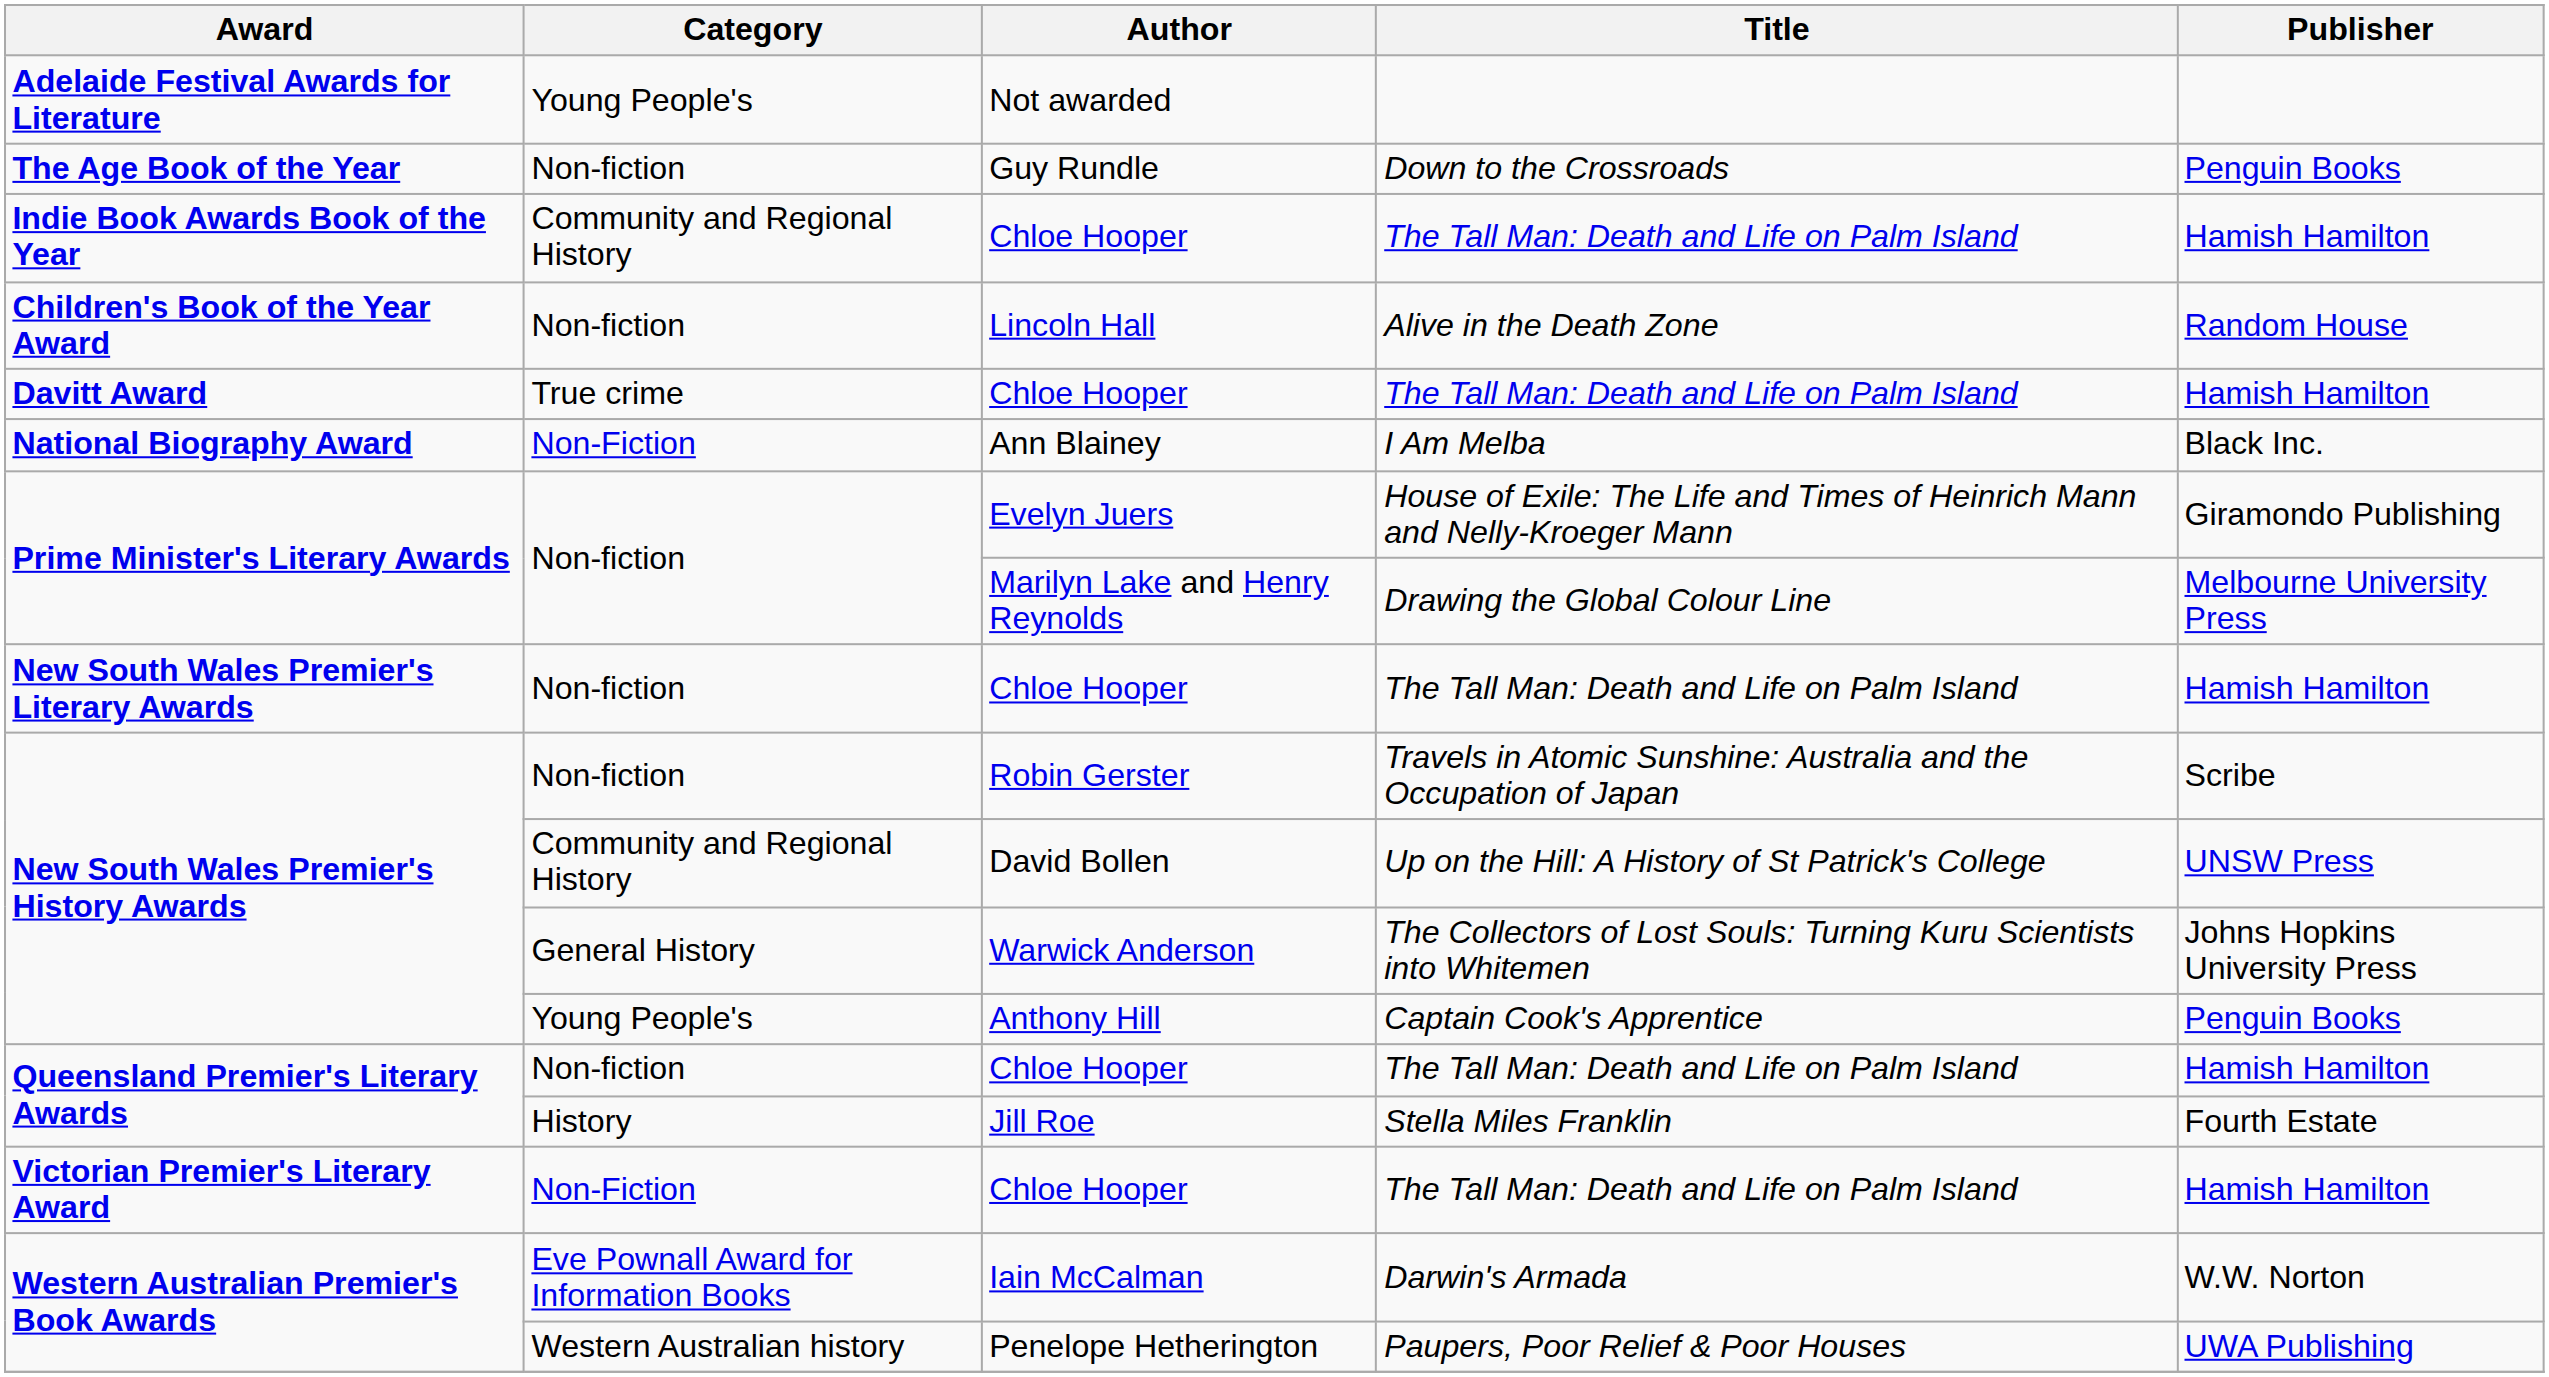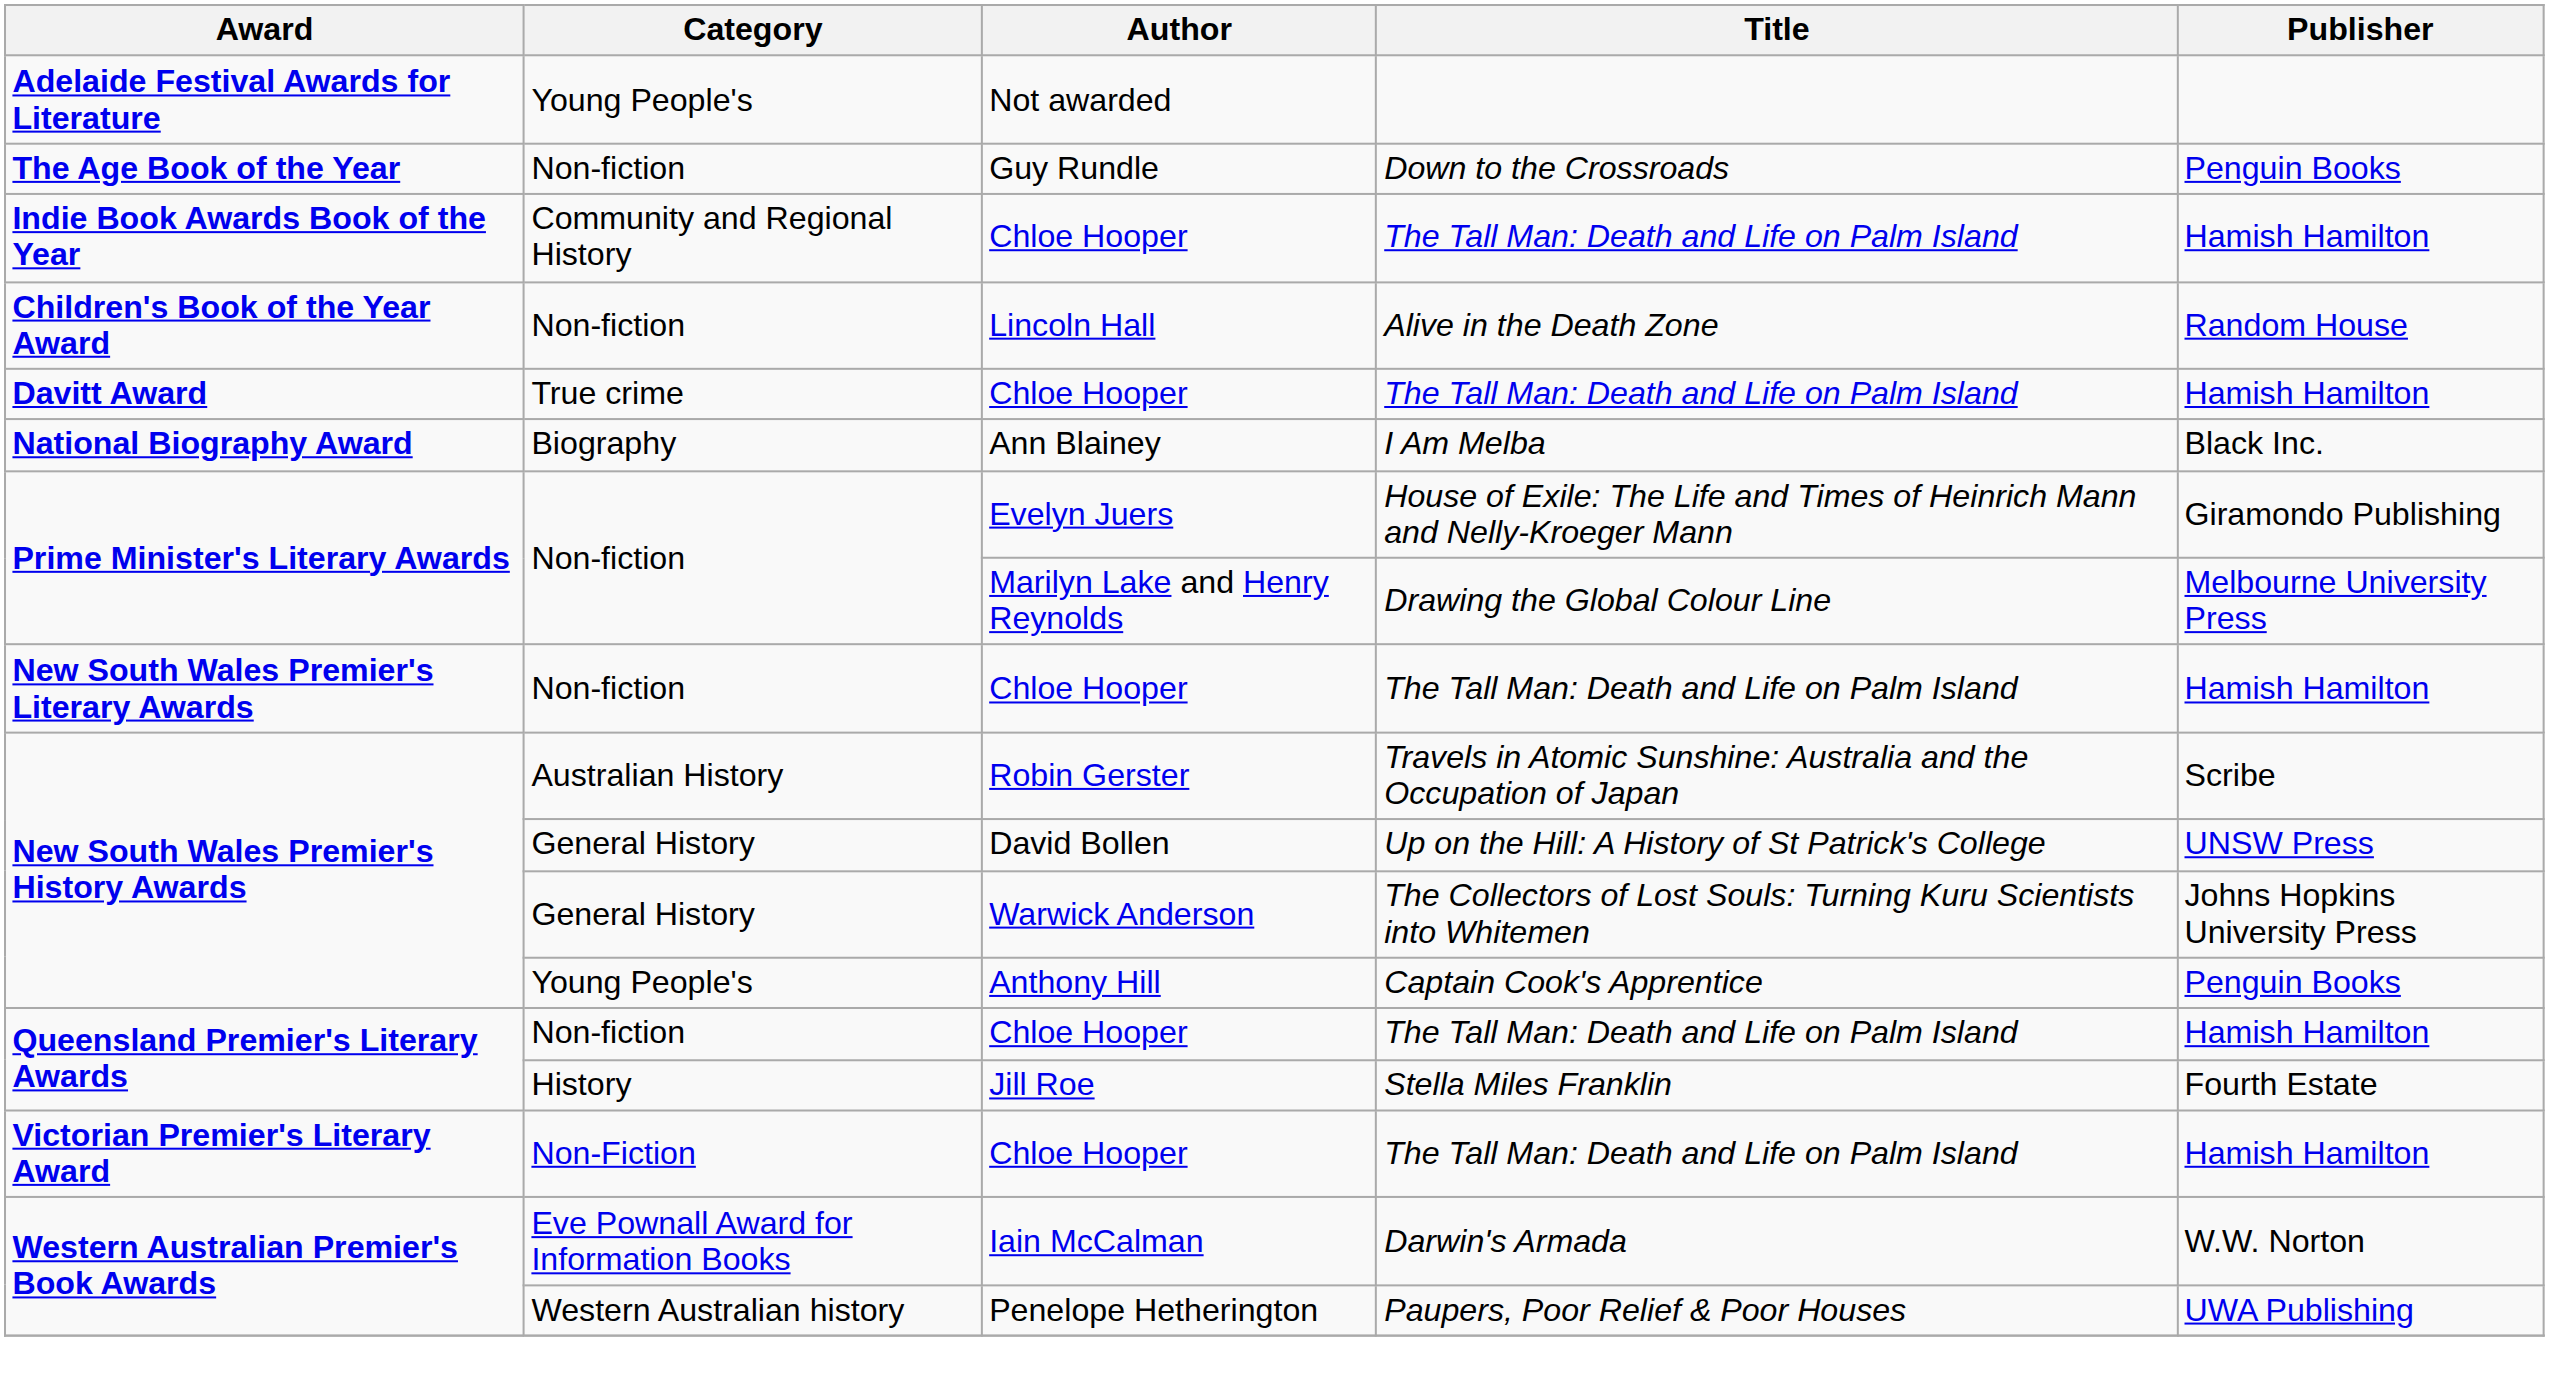(614, 444) Non-Fiction -> (604, 444) Biography
(608, 775) Non-fiction -> (657, 775) Australian History
(712, 862) Community and Regional History -> (643, 844) General History
